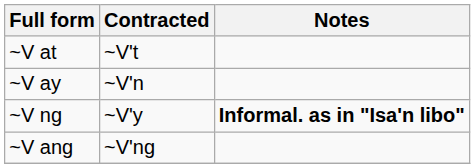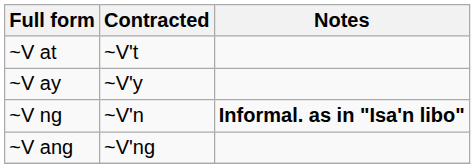(124, 83) ~V'n -> (123, 83) ~V'y
(123, 115) ~V'y -> (124, 115) ~V'n
